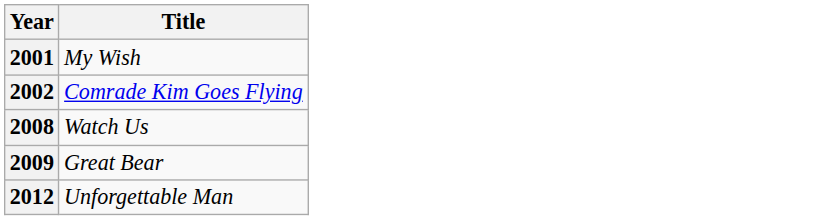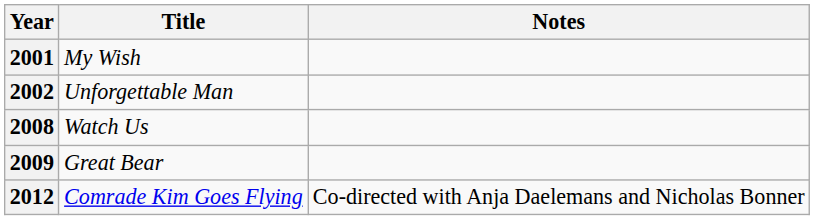+ column: (559, 22)
(183, 92) Comrade Kim Goes Flying -> (149, 92) Unforgettable Man
(149, 197) Unforgettable Man -> (183, 197) Comrade Kim Goes Flying
